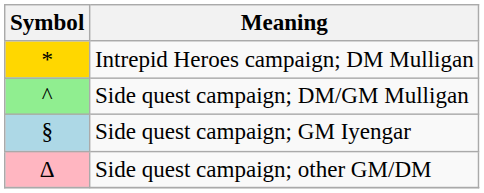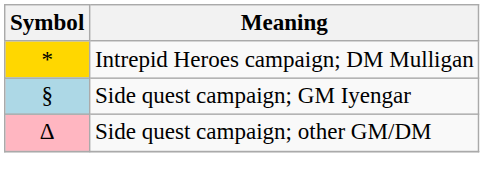- row: (282, 95)
